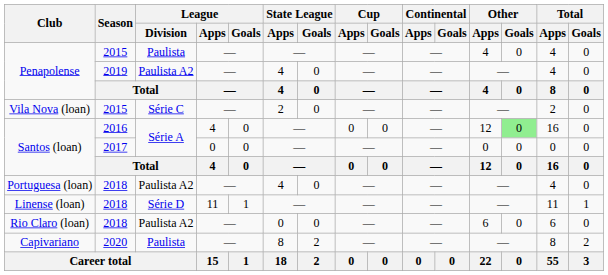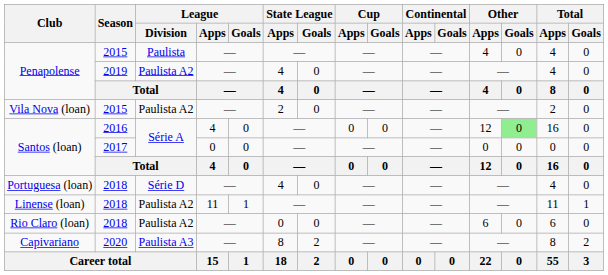(166, 109) Série C -> (166, 109) Paulista A2
(166, 185) Paulista A2 -> (166, 185) Série D
(166, 204) Série D -> (166, 204) Paulista A2
(166, 242) Paulista -> (166, 242) Paulista A3
